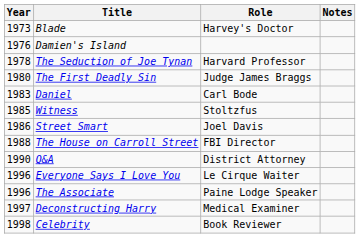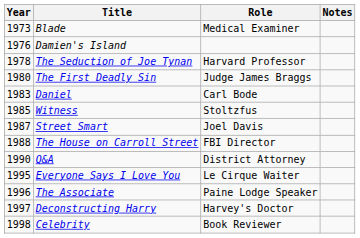(248, 29) Harvey's Doctor -> (251, 29) Medical Examiner
(19, 127) 1986 -> (19, 127) 1987
(19, 176) 1996 -> (19, 176) 1995
(251, 208) Medical Examiner -> (248, 208) Harvey's Doctor
